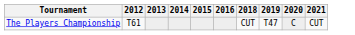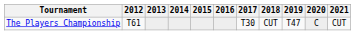+ column: (248, 11)
